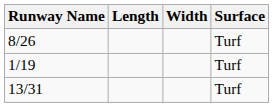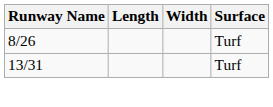- row: (22, 65)
